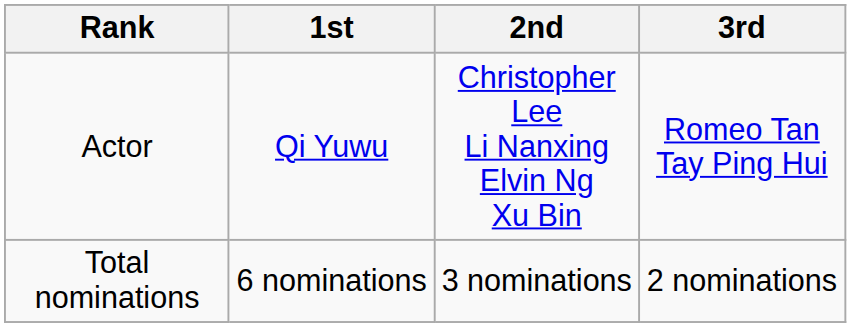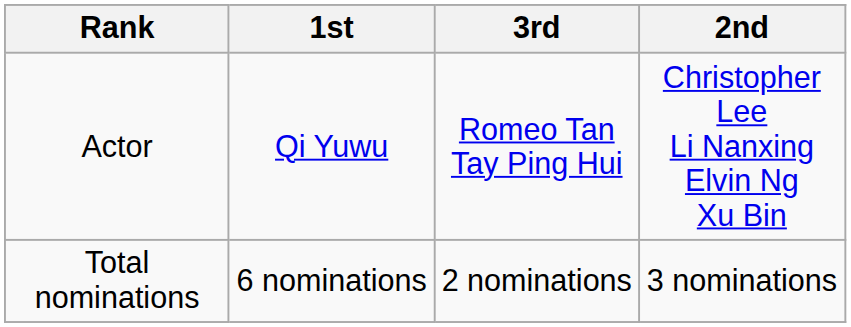columns swapped: (537, 28) <-> (742, 28)
